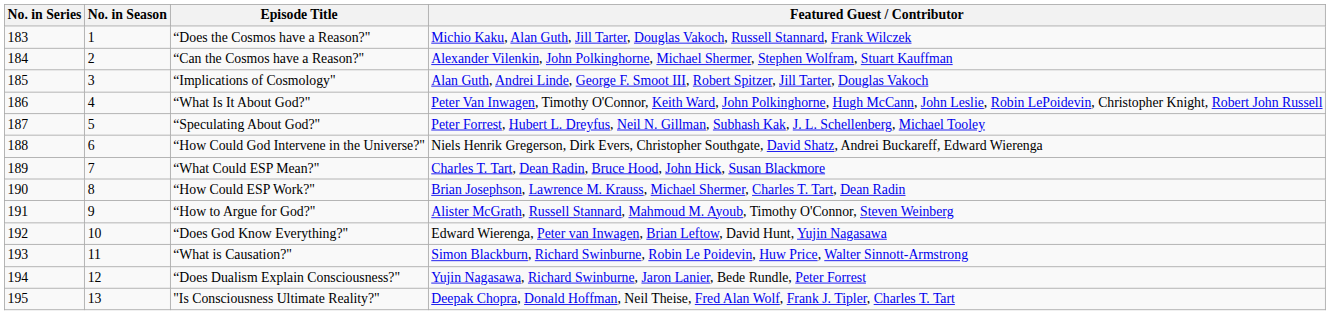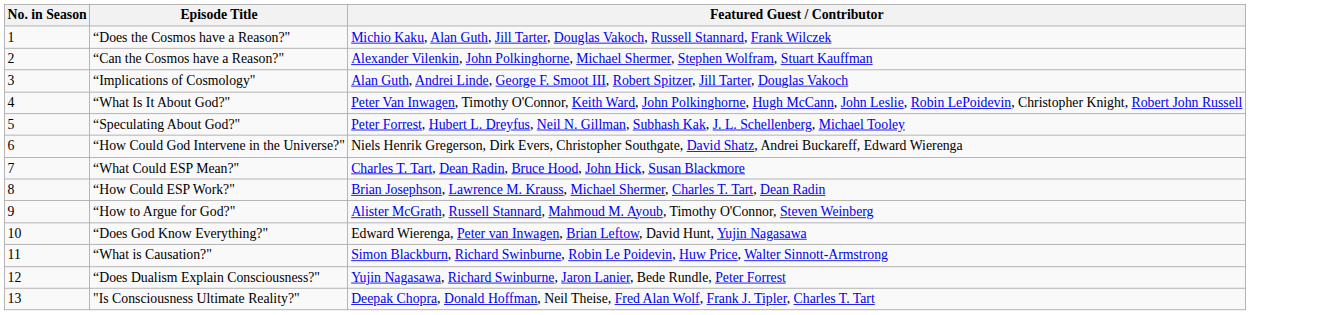- column: (44, 15)
